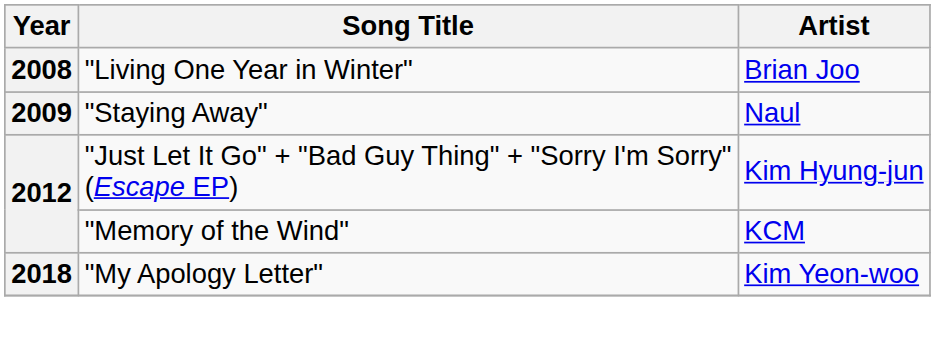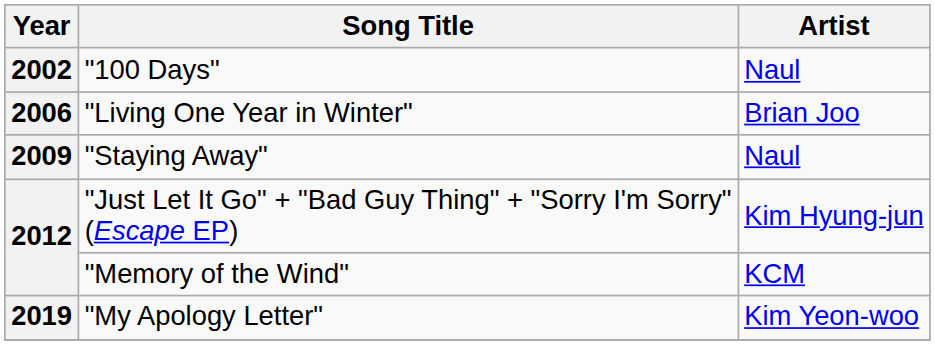+ row: (152, 69)
(42, 69) 2008 -> (42, 112) 2006
(42, 273) 2018 -> (42, 317) 2019
